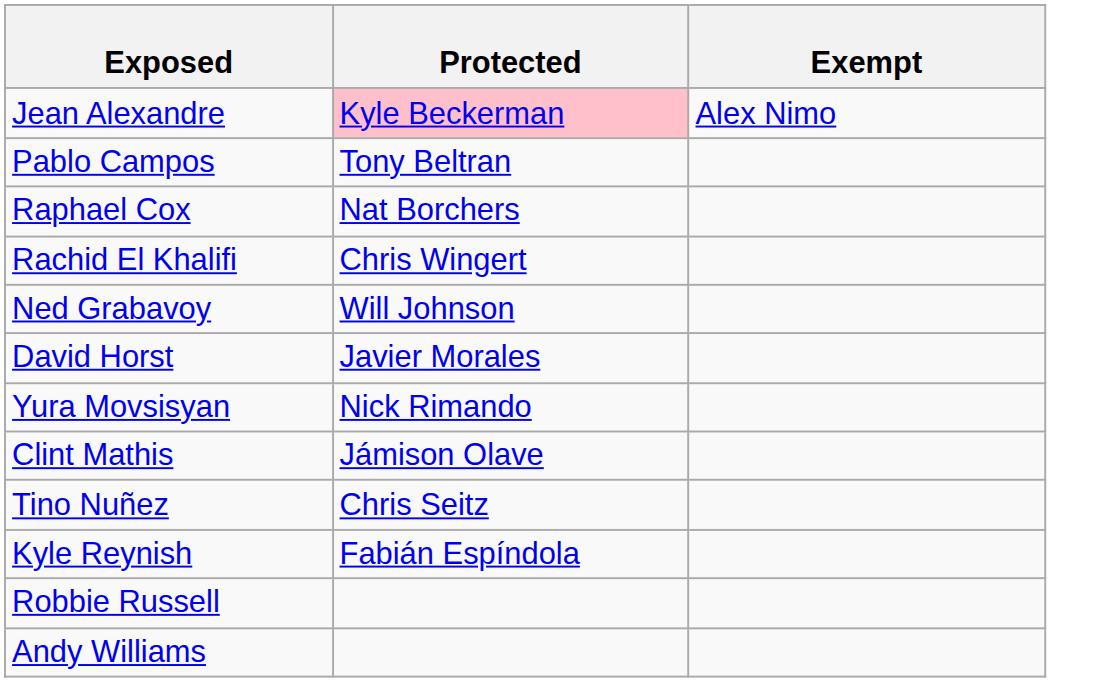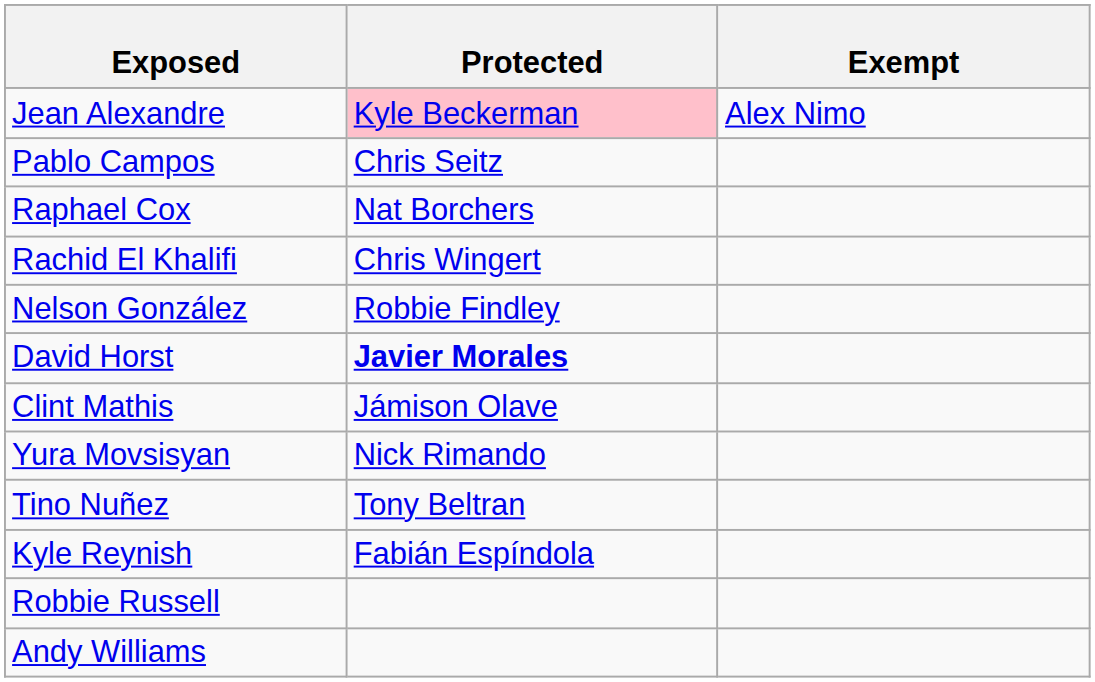(425, 161) Tony Beltran -> (428, 161) Chris Seitz
+ row: (130, 308)
- row: (112, 308)
(440, 357) normal -> (461, 357) bold
rows swapped: (93, 455) <-> (121, 406)
(414, 504) Chris Seitz -> (440, 504) Tony Beltran
